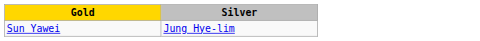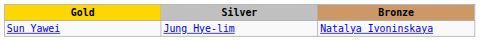+ column: (396, 12)
